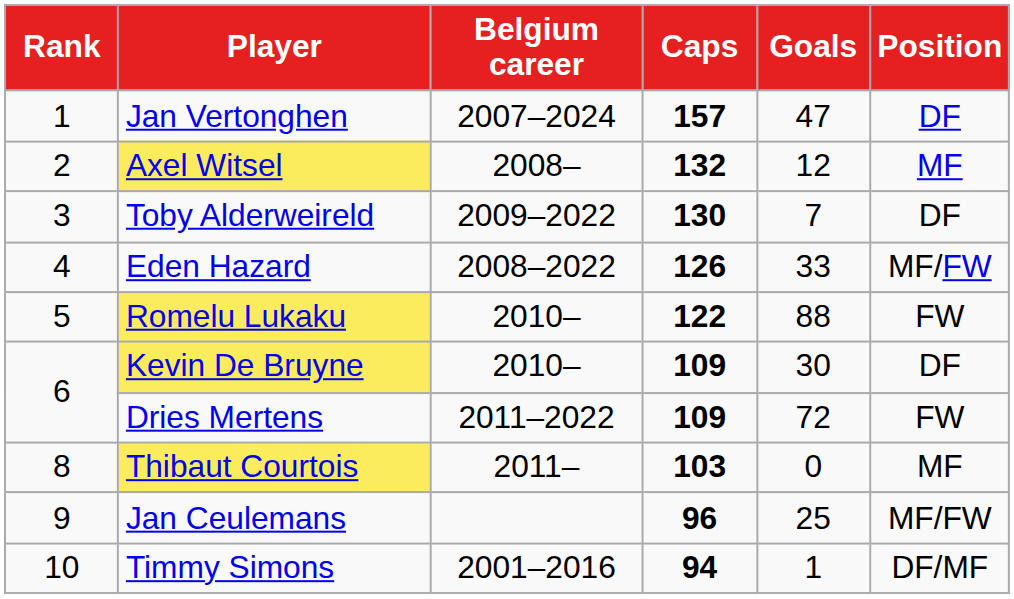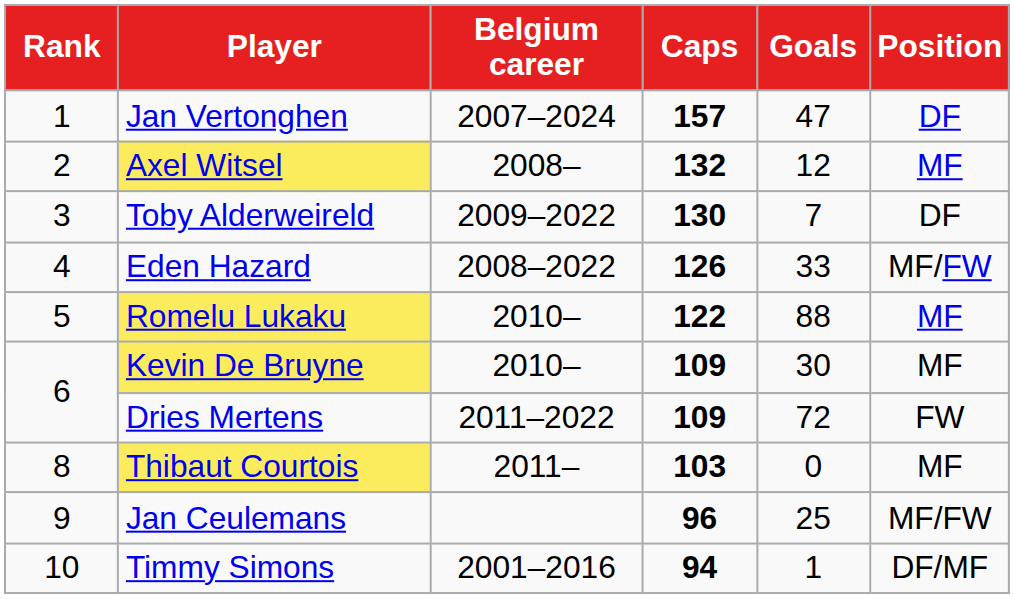(940, 316) FW -> (940, 316) MF
(940, 366) DF -> (940, 366) MF
